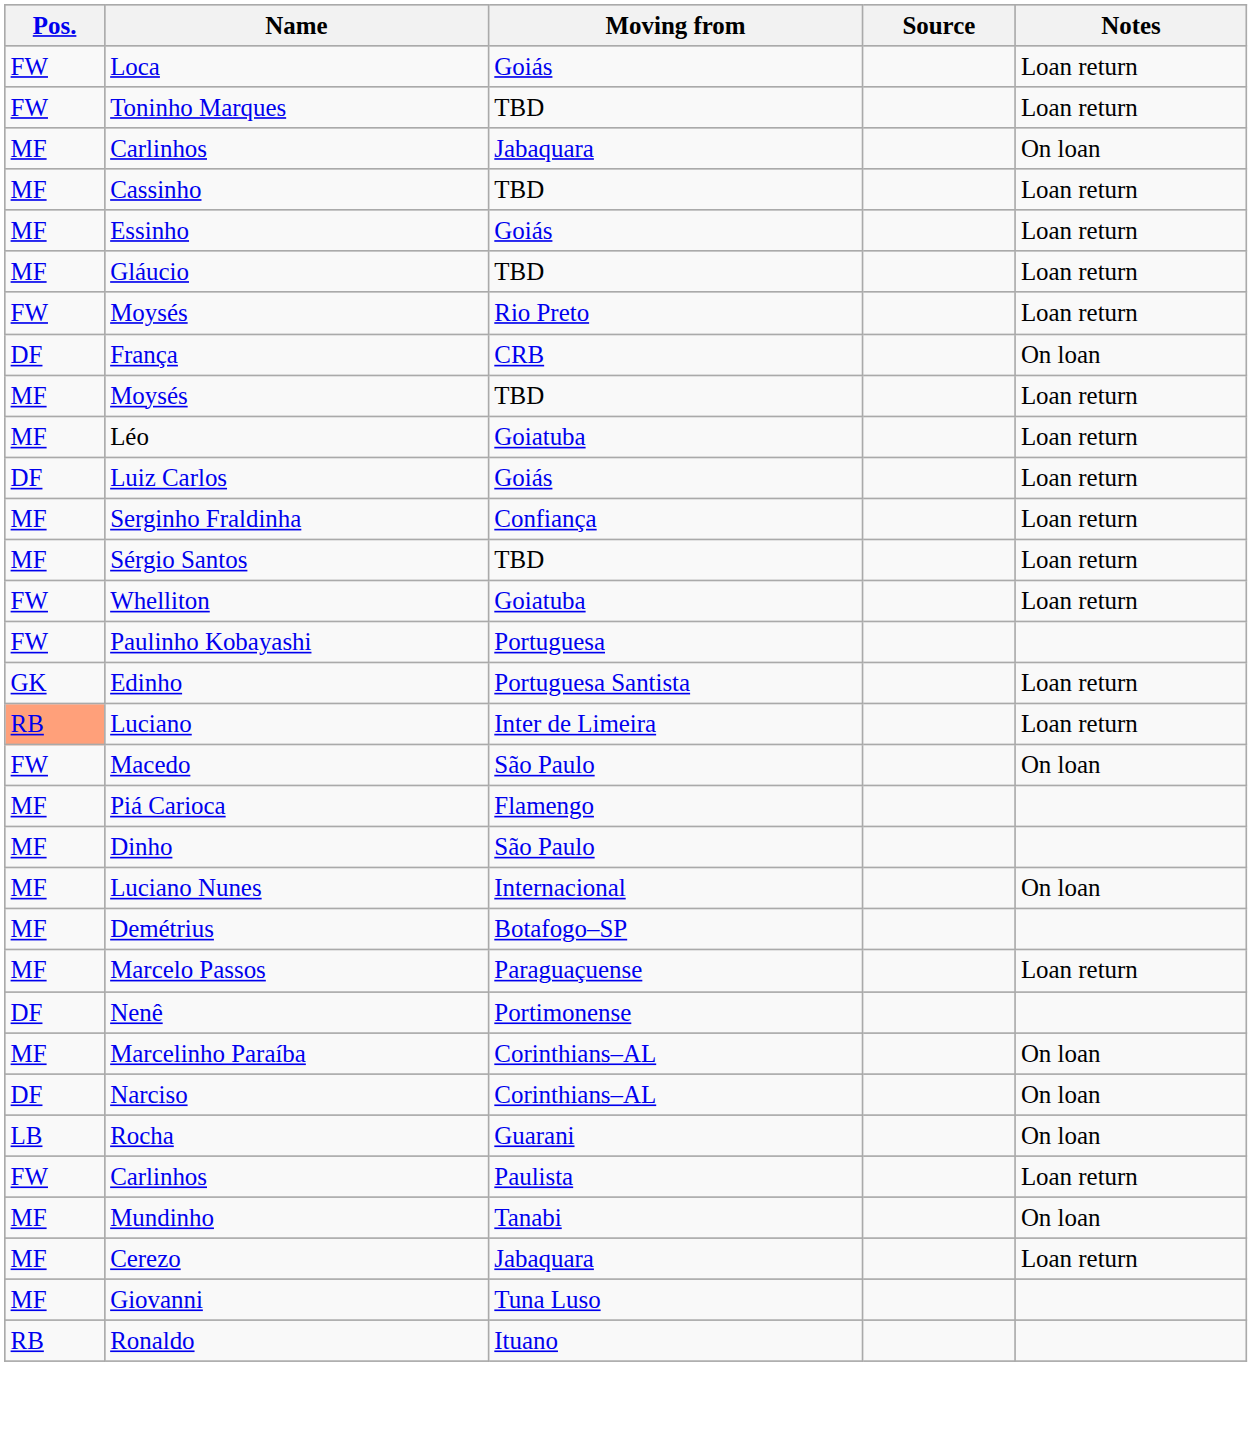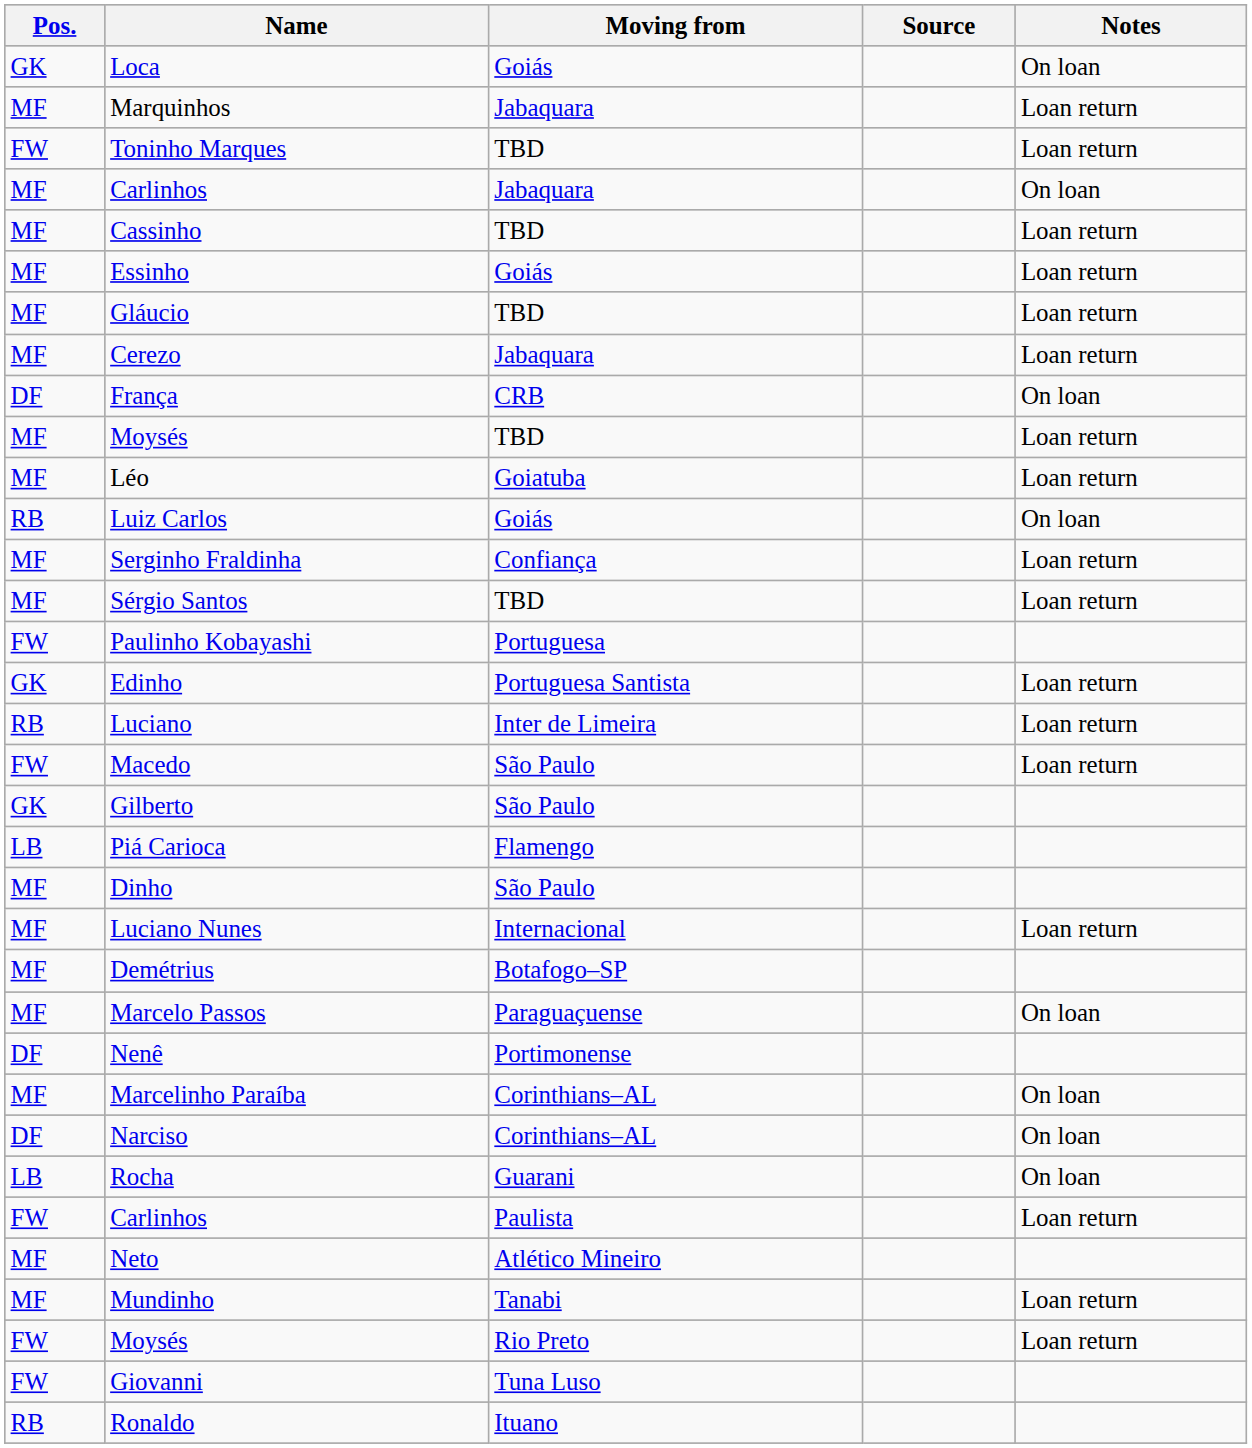(29, 66) FW -> (29, 66) GK
(1079, 66) Loan return -> (1061, 66) On loan
+ row: (170, 107)
rows swapped: (145, 1258) <-> (149, 312)
(27, 477) DF -> (27, 518) RB
(1079, 477) Loan return -> (1061, 518) On loan
- row: (160, 600)
(27, 723) lightsalmon background -> (27, 723) no background
(1061, 765) On loan -> (1079, 765) Loan return
+ row: (152, 806)
(29, 806) MF -> (27, 847) LB
(1061, 888) On loan -> (1079, 929) Loan return
(1079, 970) Loan return -> (1061, 1011) On loan
+ row: (134, 1258)
(1061, 1217) On loan -> (1079, 1299) Loan return
(29, 1299) MF -> (29, 1381) FW
